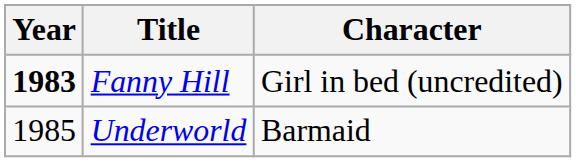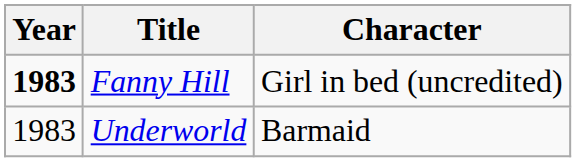(44, 130) 1985 -> (44, 130) 1983
